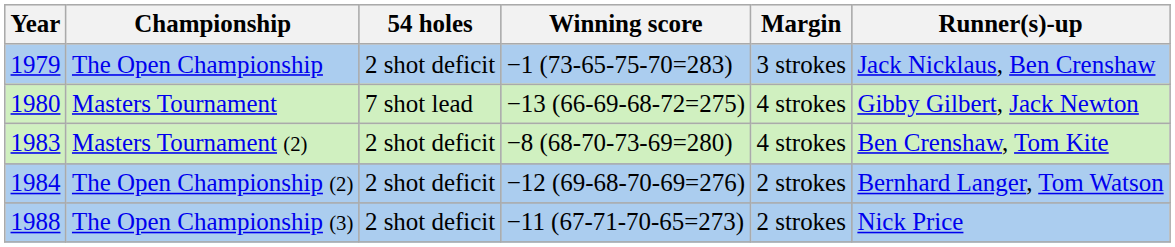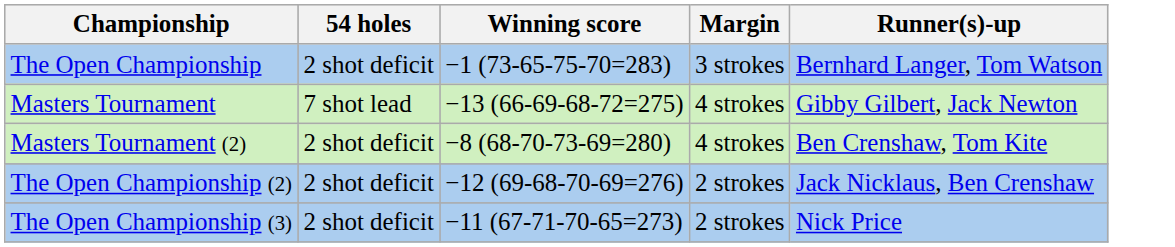- column: (35, 24)
(1006, 63) Jack Nicklaus, Ben Crenshaw -> (949, 63) Bernhard Langer, Tom Watson
(1011, 182) Bernhard Langer, Tom Watson -> (945, 182) Jack Nicklaus, Ben Crenshaw
